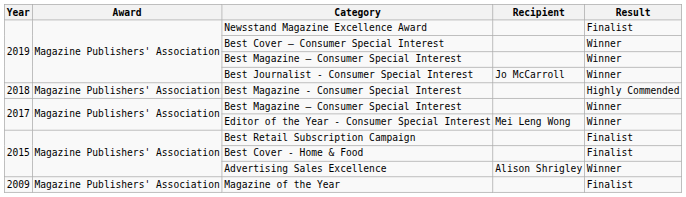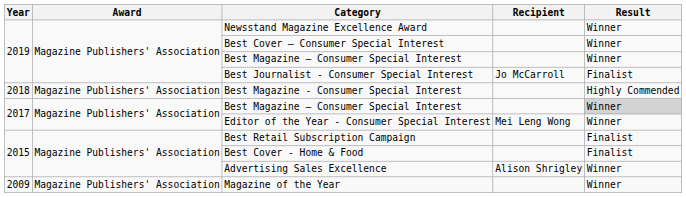(610, 28) Finalist -> (604, 28) Winner
(604, 75) Winner -> (610, 75) Finalist
(604, 106) no background -> (604, 106) lightgrey background
(610, 185) Finalist -> (604, 185) Winner
